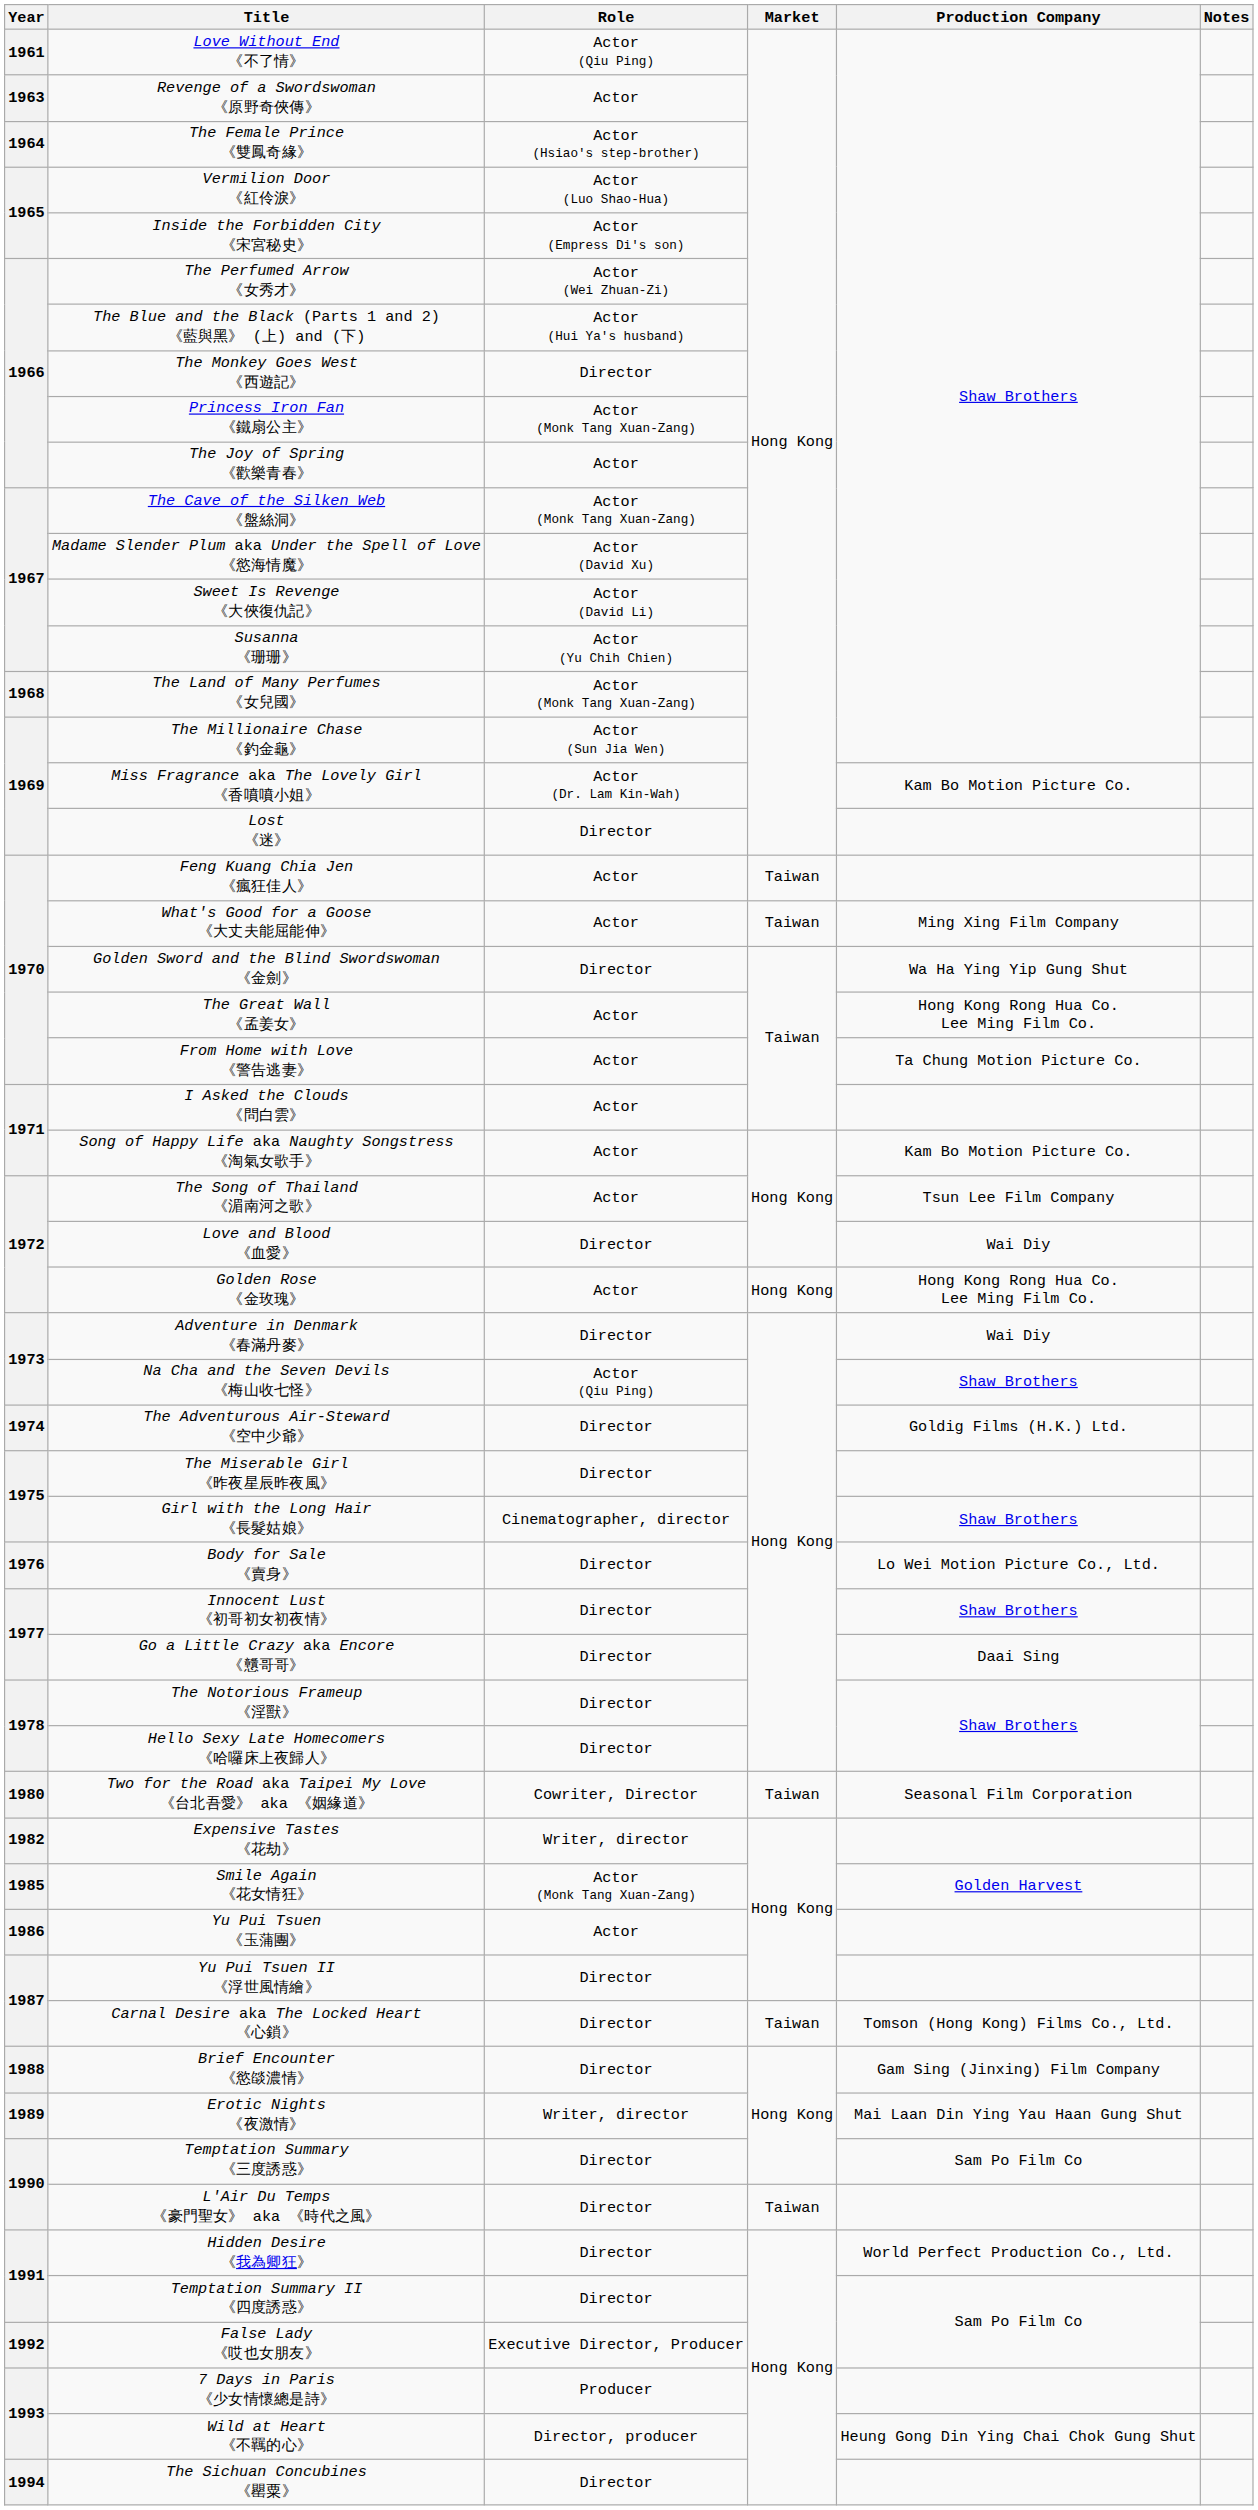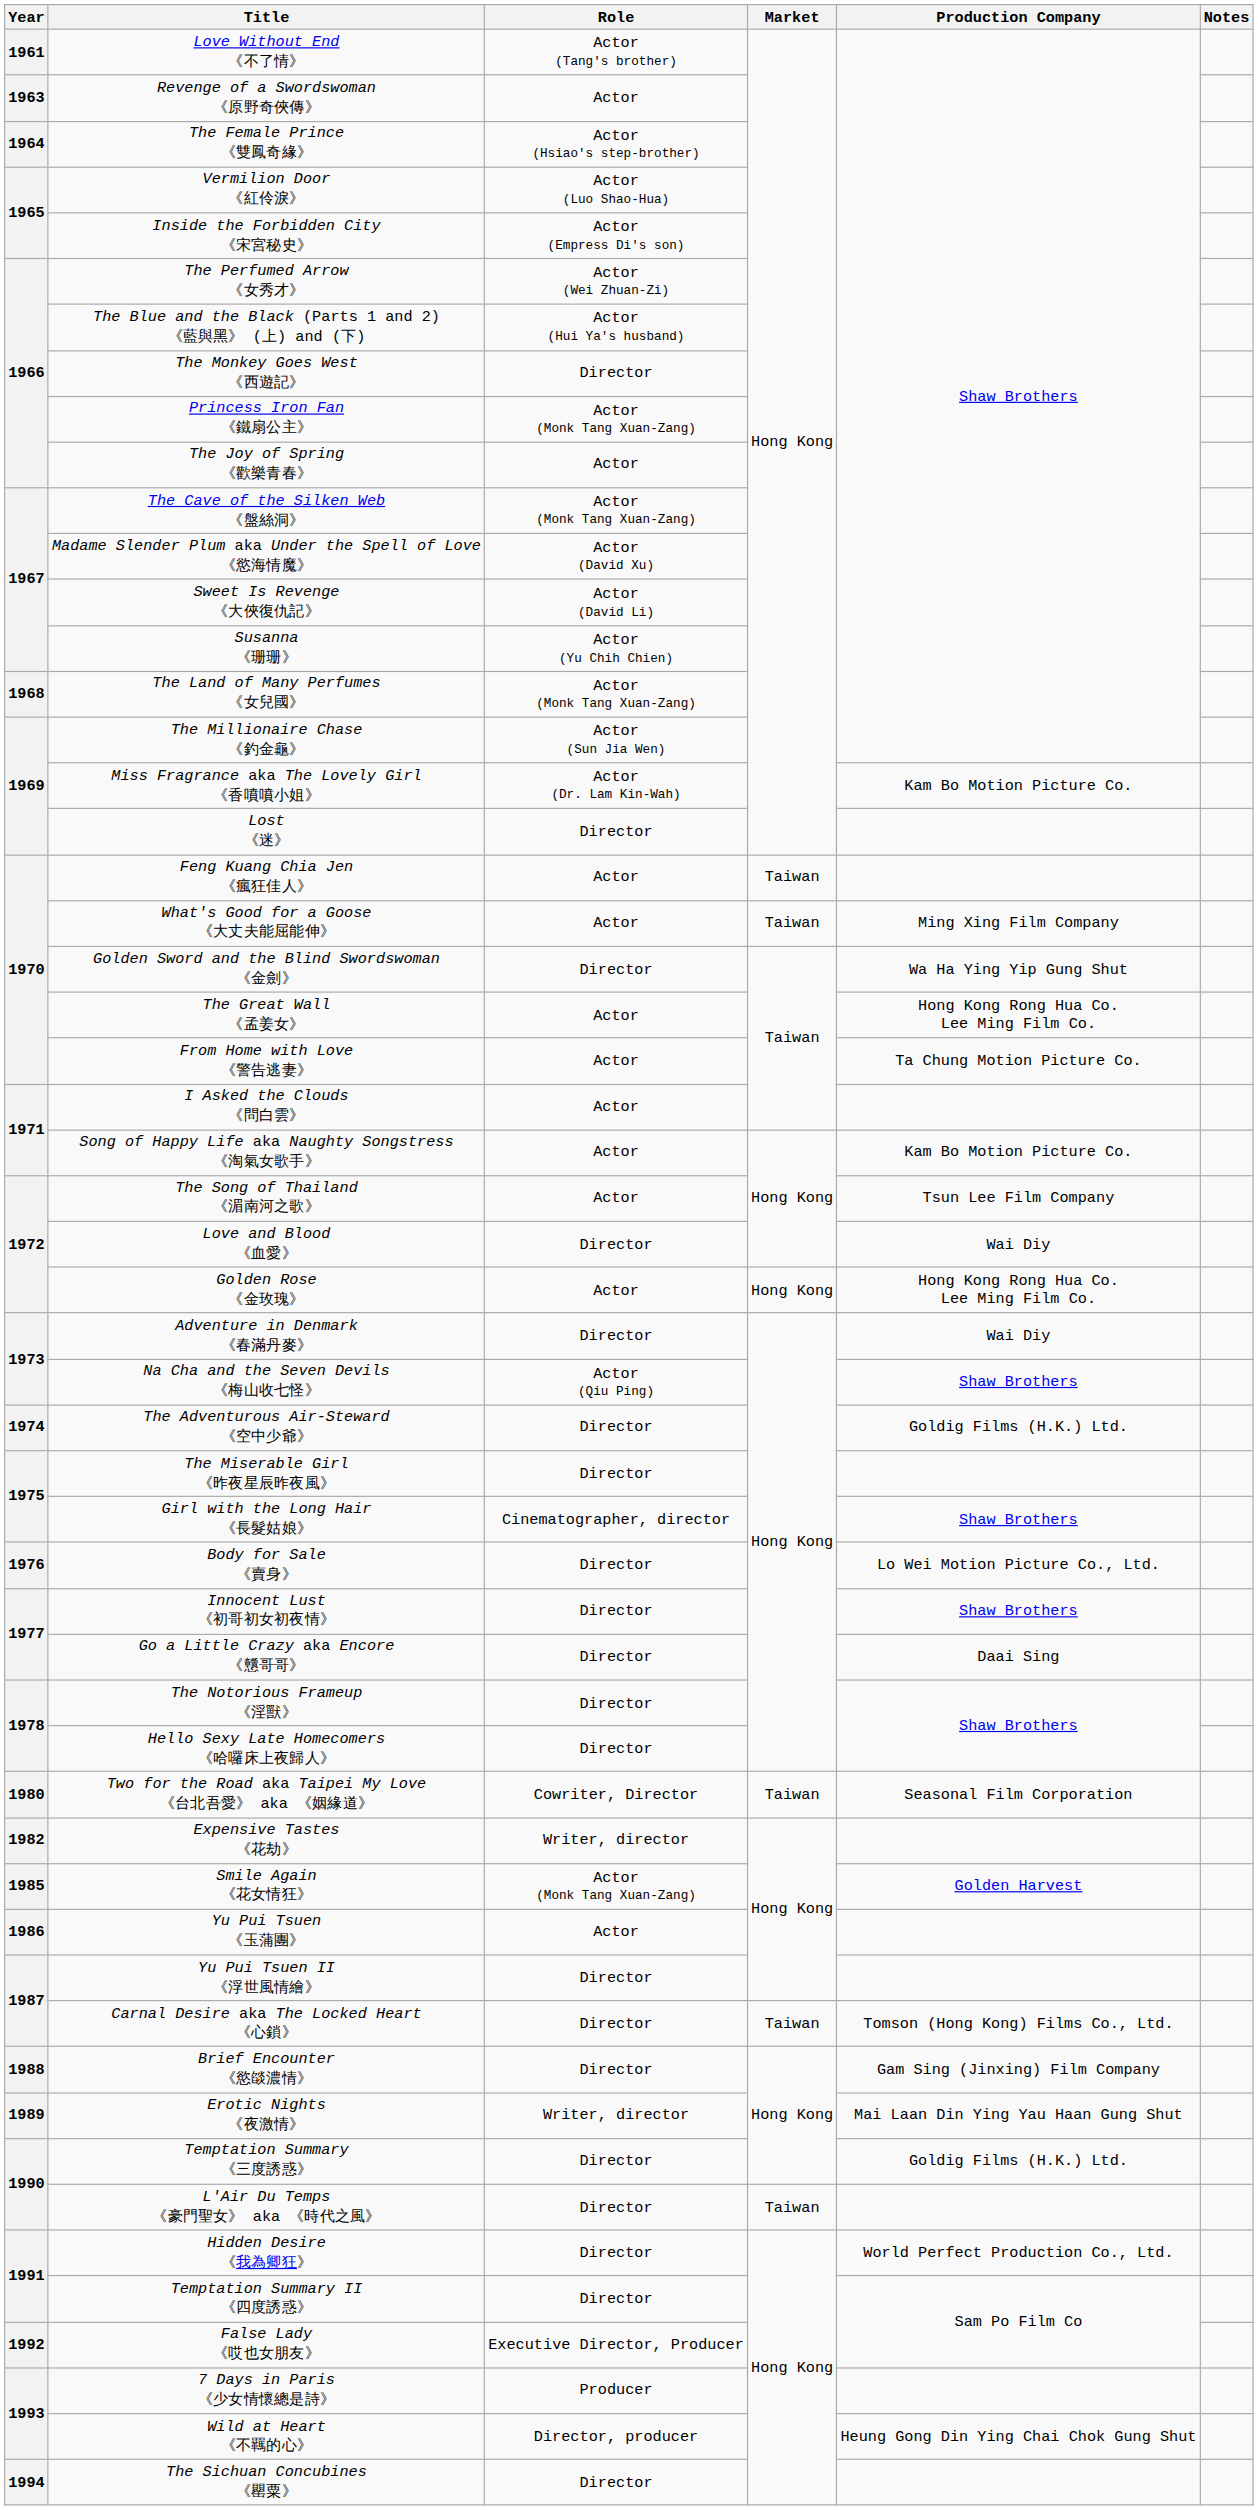(616, 52) Actor (Qiu Ping) -> (616, 52) Actor (Tang's brother)
(1018, 2161) Sam Po Film Co -> (1018, 2161) Goldig Films (H.K.) Ltd.
